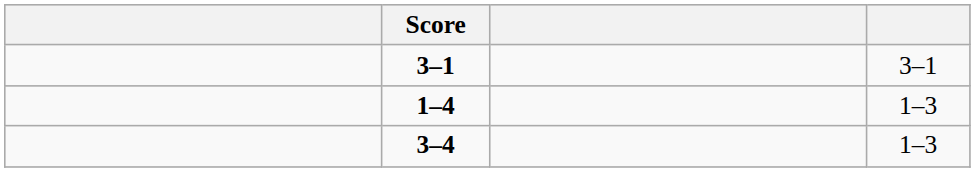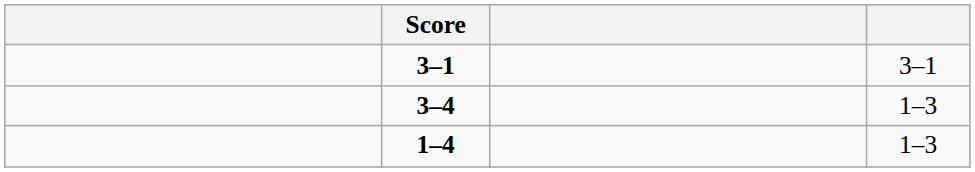rows swapped: (436, 145) <-> (436, 105)
